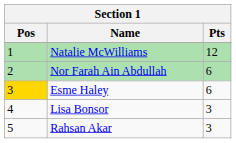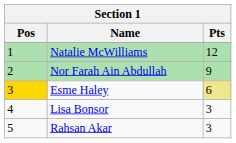(209, 71) 6 -> (209, 71) 9
(209, 90) no background -> (209, 90) khaki background
